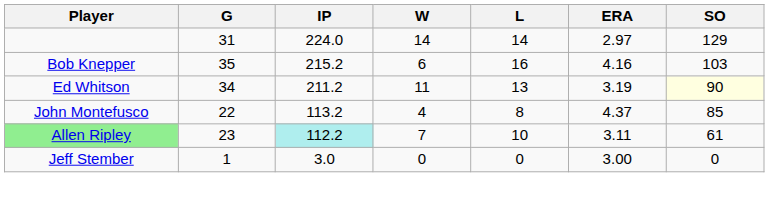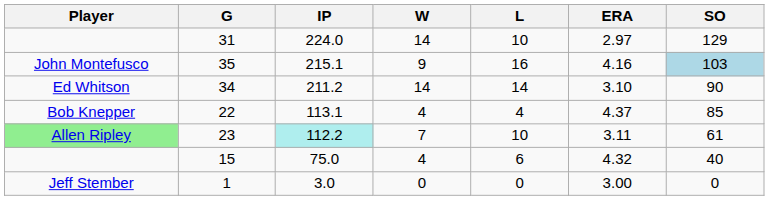(520, 40) 14 -> (520, 40) 10
(91, 64) Bob Knepper -> (91, 64) John Montefusco
(324, 64) 215.2 -> (324, 64) 215.1
(422, 64) 6 -> (422, 64) 9
(715, 64) no background -> (715, 64) lightblue background
(422, 87) 11 -> (422, 87) 14
(520, 87) 13 -> (520, 87) 14
(617, 87) 3.19 -> (617, 87) 3.10
(715, 87) lightyellow background -> (715, 87) no background
(91, 111) John Montefusco -> (91, 111) Bob Knepper
(324, 111) 113.2 -> (324, 111) 113.1
(520, 111) 8 -> (520, 111) 4
+ row: (227, 159)
